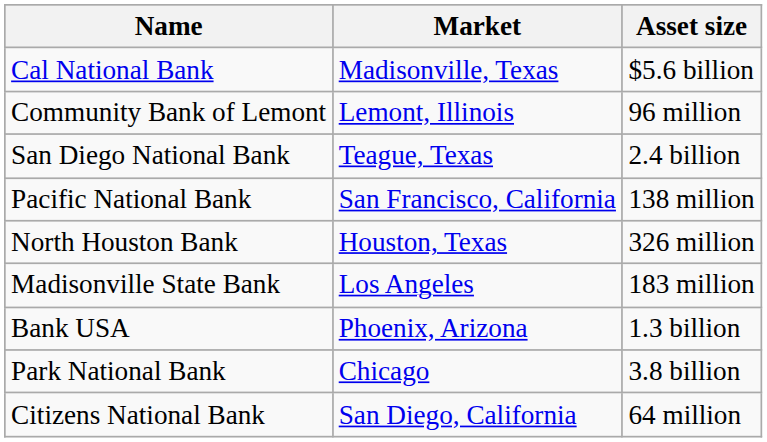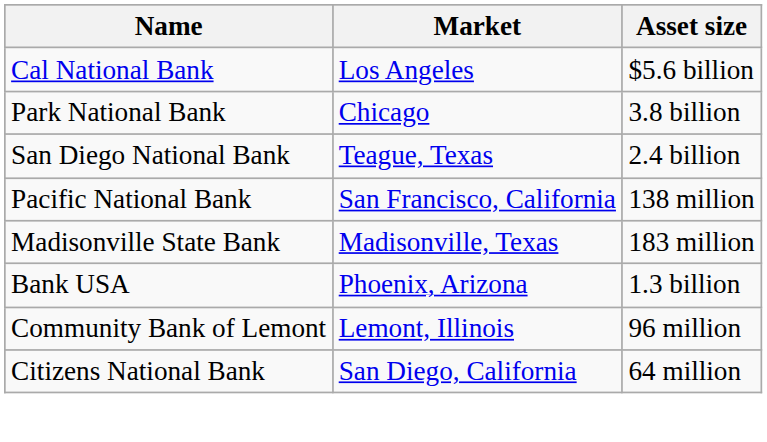(449, 69) Madisonville, Texas -> (406, 69) Los Angeles
rows swapped: (118, 371) <-> (169, 112)
- row: (124, 241)
(406, 284) Los Angeles -> (449, 241) Madisonville, Texas
